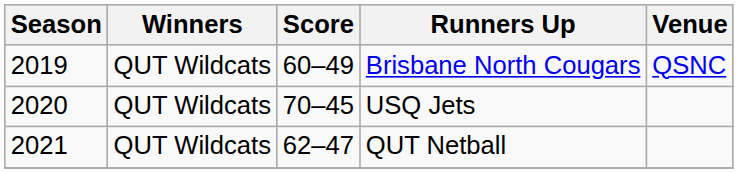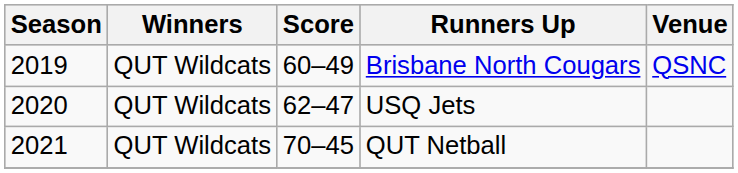(318, 106) 70–45 -> (318, 106) 62–47
(318, 146) 62–47 -> (318, 146) 70–45
